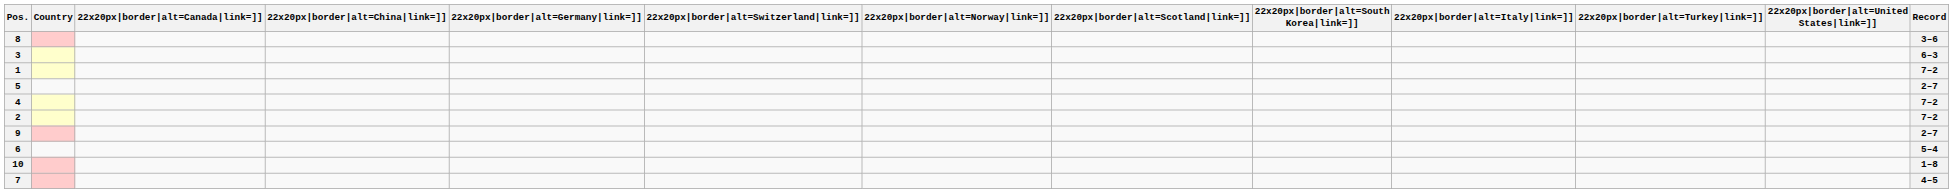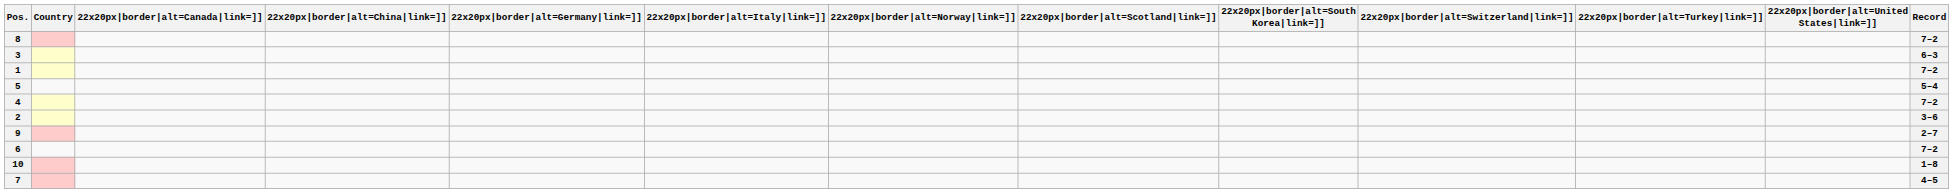columns swapped: (1484, 18) <-> (753, 18)
(1929, 39) 3–6 -> (1929, 39) 7–2
(1929, 86) 2–7 -> (1929, 86) 5–4
(1929, 118) 7–2 -> (1929, 118) 3–6
(1929, 149) 5–4 -> (1929, 149) 7–2
